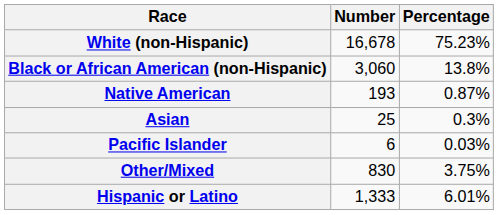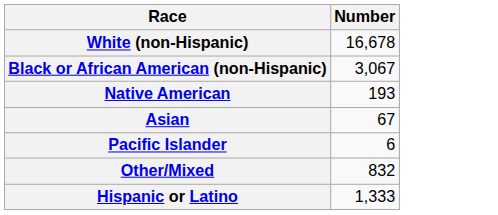- column: (446, 17)
(375, 68) 3,060 -> (375, 68) 3,067
(386, 119) 25 -> (386, 119) 67
(382, 171) 830 -> (382, 171) 832
